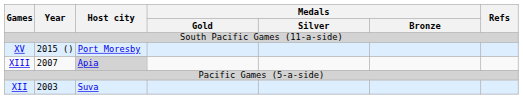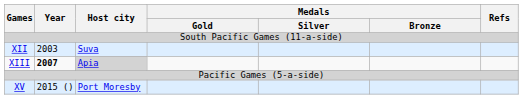rows swapped: (20, 87) <-> (20, 49)
(47, 64) normal -> (47, 64) bold
